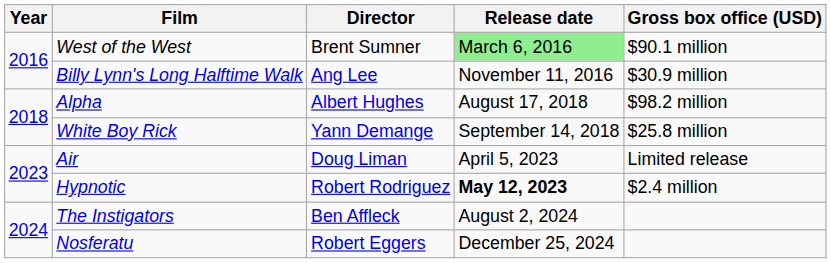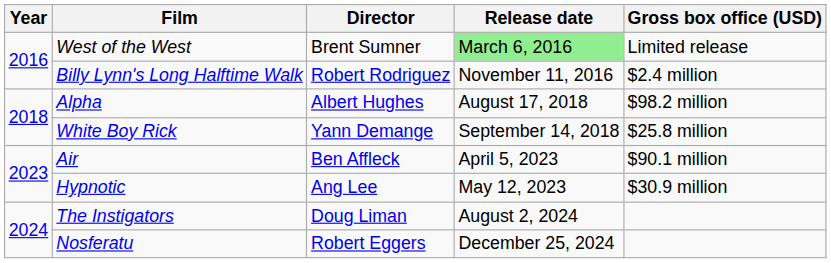(677, 46) $90.1 million -> (688, 46) Limited release
(344, 74) Ang Lee -> (381, 74) Robert Rodriguez
(677, 74) $30.9 million -> (673, 74) $2.4 million
(359, 159) Doug Liman -> (355, 159) Ben Affleck
(688, 159) Limited release -> (677, 159) $90.1 million
(381, 187) Robert Rodriguez -> (344, 187) Ang Lee
(513, 187) bold -> (512, 187) normal
(673, 187) $2.4 million -> (677, 187) $30.9 million
(355, 215) Ben Affleck -> (359, 215) Doug Liman
